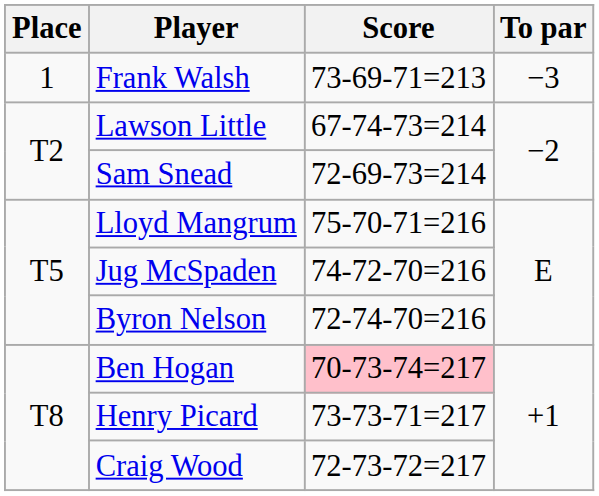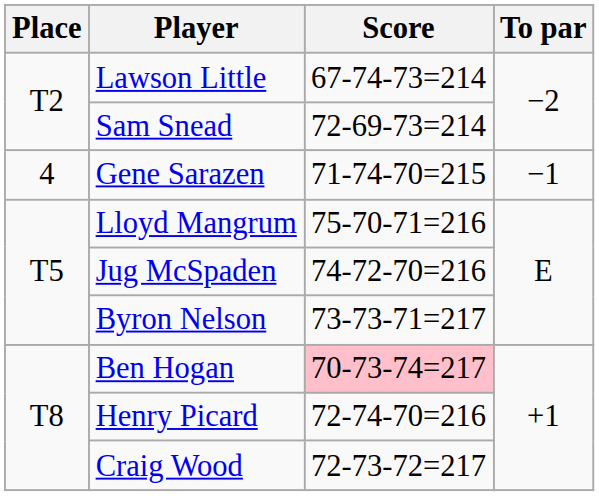- row: (173, 77)
+ row: (180, 174)
(398, 319) 72-74-70=216 -> (398, 319) 73-73-71=217
(398, 416) 73-73-71=217 -> (398, 416) 72-74-70=216
